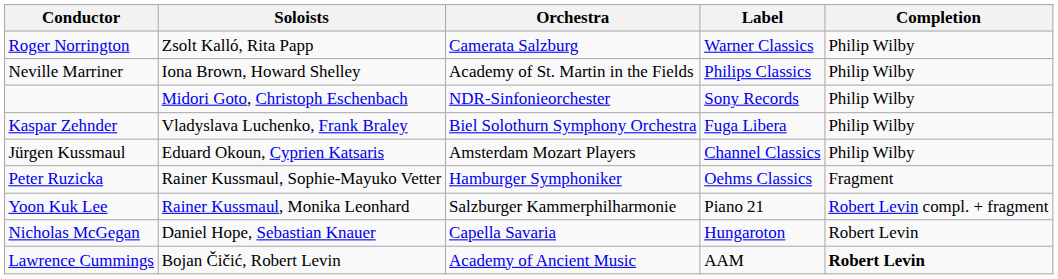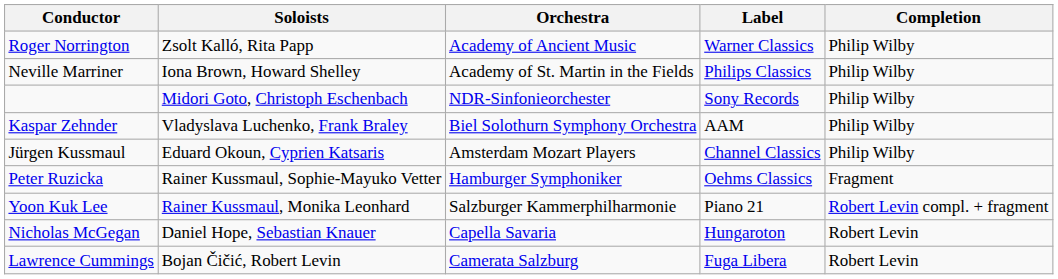(514, 44) Camerata Salzburg -> (543, 44) Academy of Ancient Music
(745, 125) Fuga Libera -> (724, 125) AAM
(543, 260) Academy of Ancient Music -> (514, 260) Camerata Salzburg
(724, 260) AAM -> (745, 260) Fuga Libera
(877, 260) bold -> (873, 260) normal
